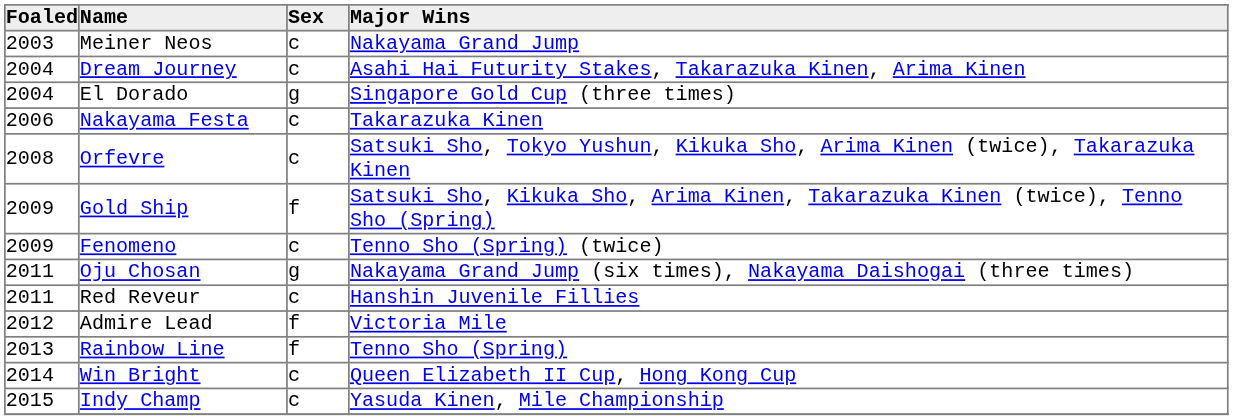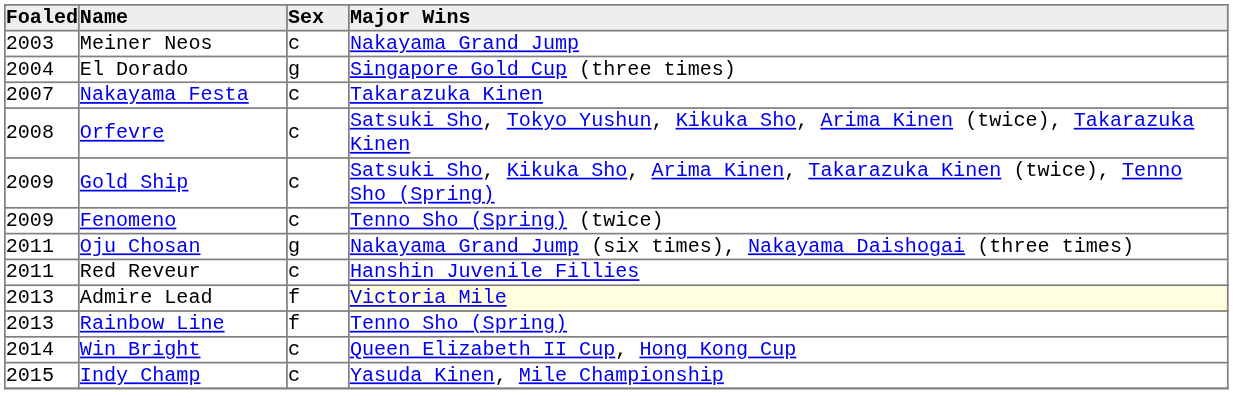- row: (158, 69)
(30, 121) 2006 -> (30, 95) 2007
(294, 209) f -> (294, 183) c
(30, 324) 2012 -> (30, 298) 2013
(428, 324) no background -> (428, 298) lightyellow background
